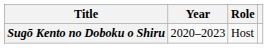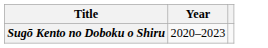- column: (243, 14)
